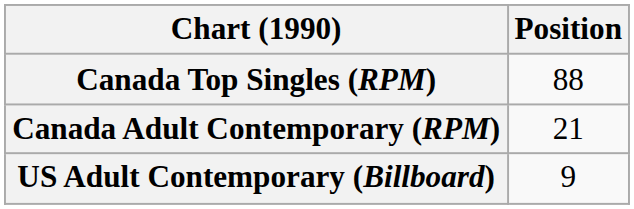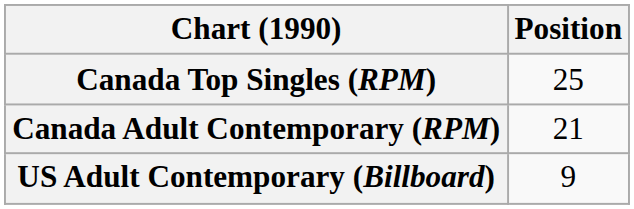(568, 78) 88 -> (568, 78) 25
